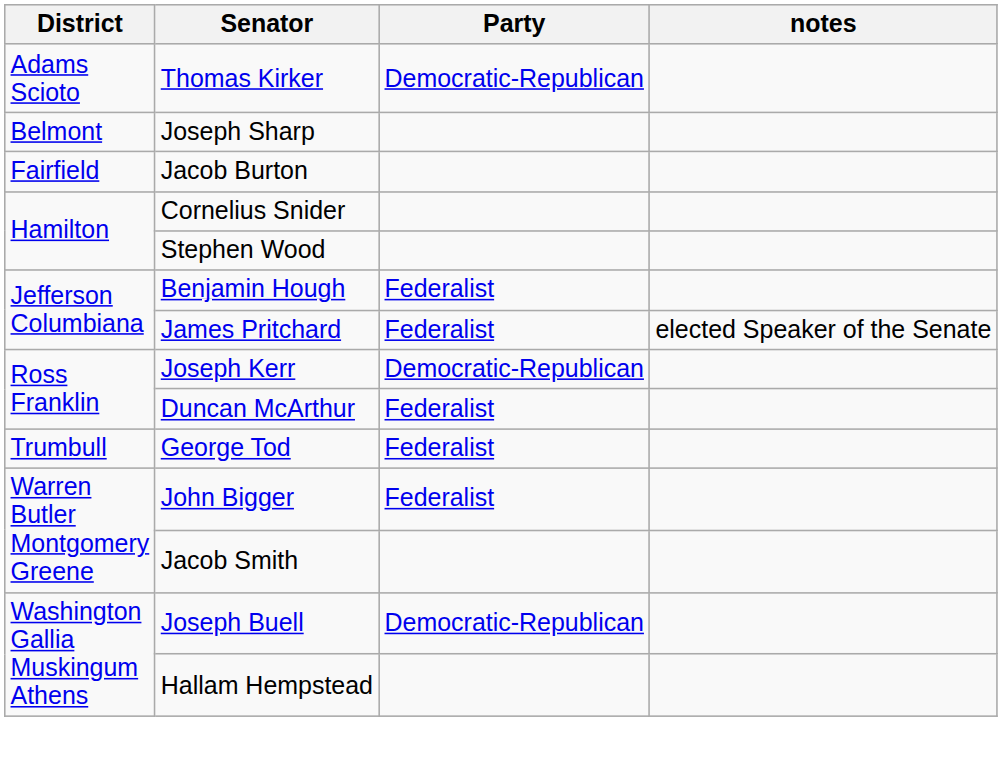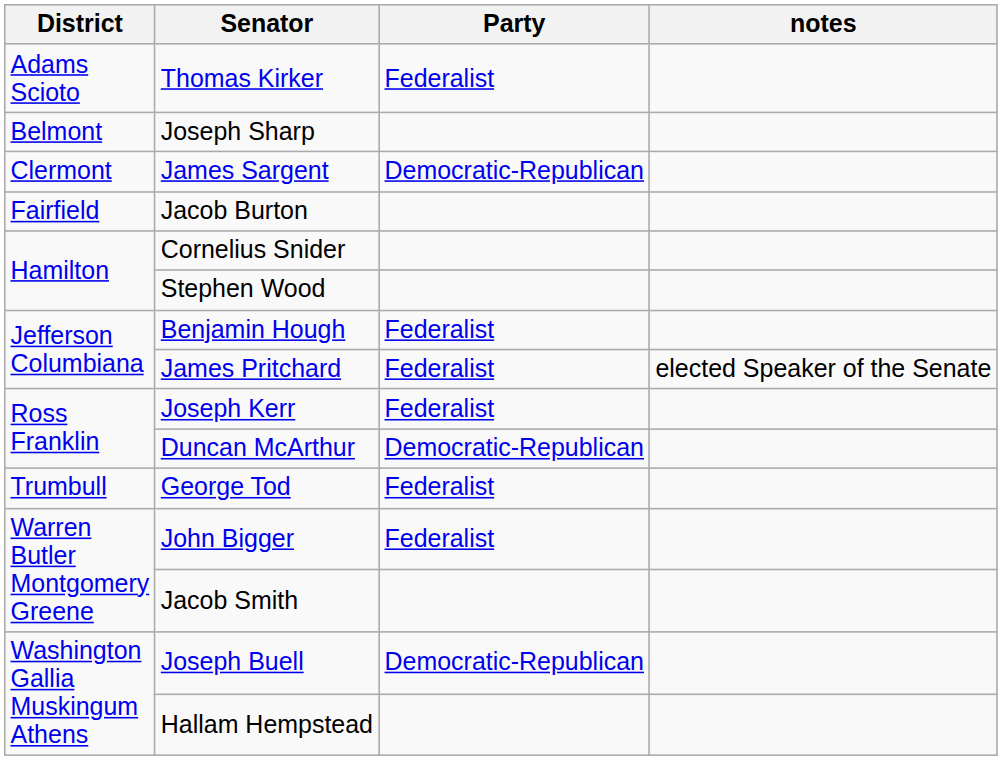(514, 77) Democratic-Republican -> (439, 77) Federalist
+ row: (245, 171)
(514, 369) Democratic-Republican -> (439, 408) Federalist
(439, 408) Federalist -> (514, 448) Democratic-Republican
